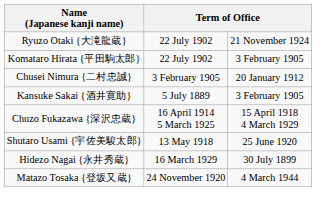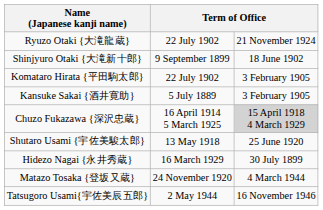+ row: (77, 59)
- row: (74, 77)
(270, 118) no background -> (276, 118) lightgrey background
+ row: (77, 195)
